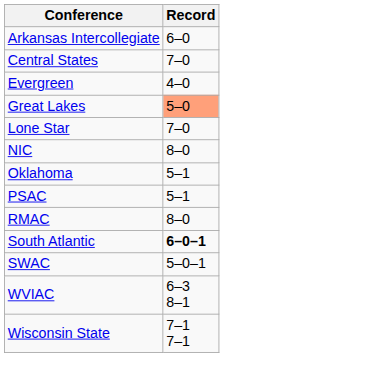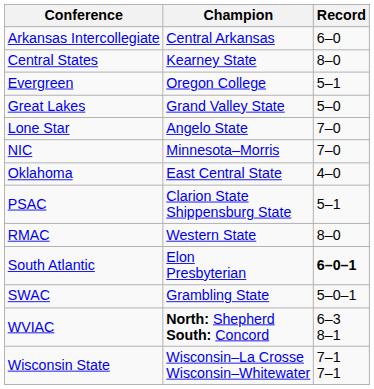+ column: (238, 15)
(178, 60) 7–0 -> (329, 60) 8–0
(178, 83) 4–0 -> (329, 83) 5–1
(178, 106) lightsalmon background -> (329, 106) no background
(178, 151) 8–0 -> (329, 151) 7–0
(178, 173) 5–1 -> (329, 173) 4–0
